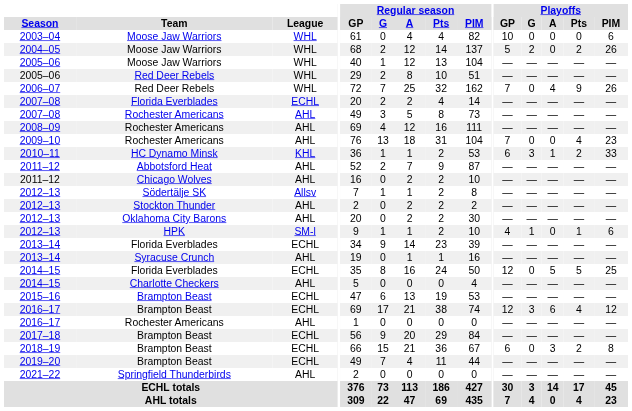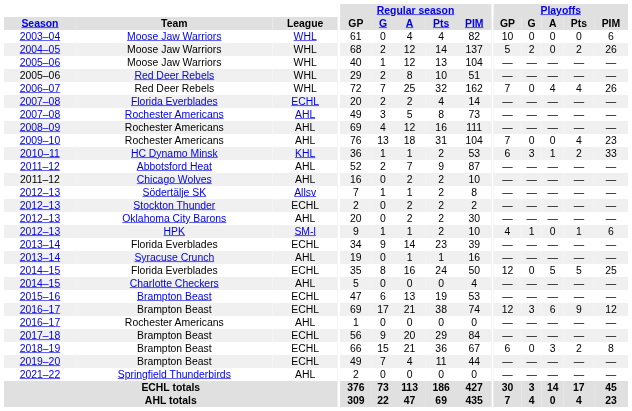(579, 88) 9 -> (579, 88) 4
(305, 205) AHL -> (305, 205) ECHL
(579, 309) 4 -> (579, 309) 9
